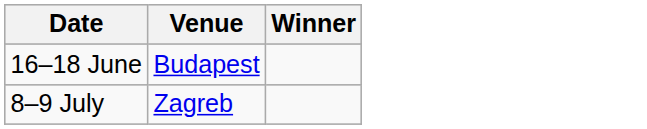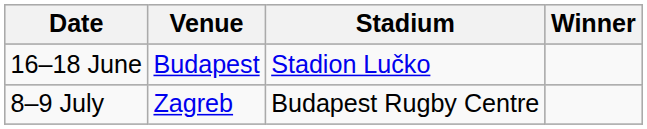+ column: (405, 24)
